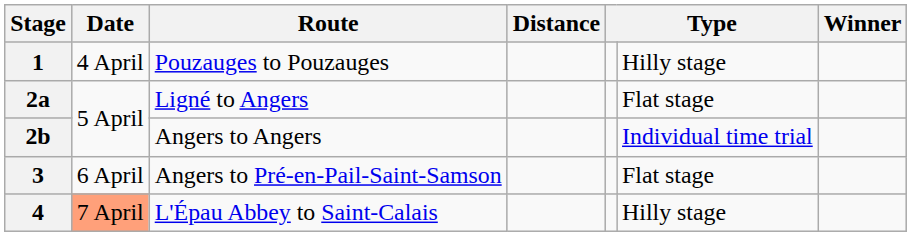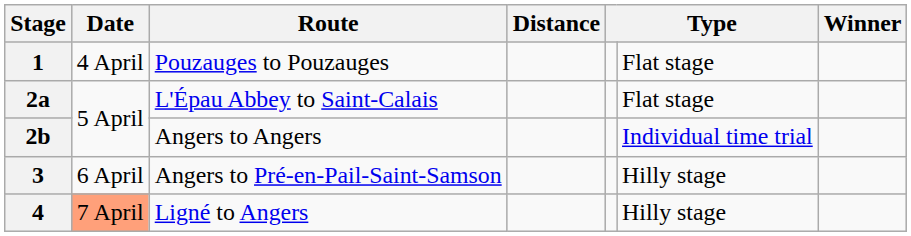(674, 61) Hilly stage -> (668, 61) Flat stage
(232, 99) Ligné to Angers -> (296, 99) L'Épau Abbey to Saint-Calais
(668, 174) Flat stage -> (674, 174) Hilly stage
(296, 212) L'Épau Abbey to Saint-Calais -> (232, 212) Ligné to Angers
